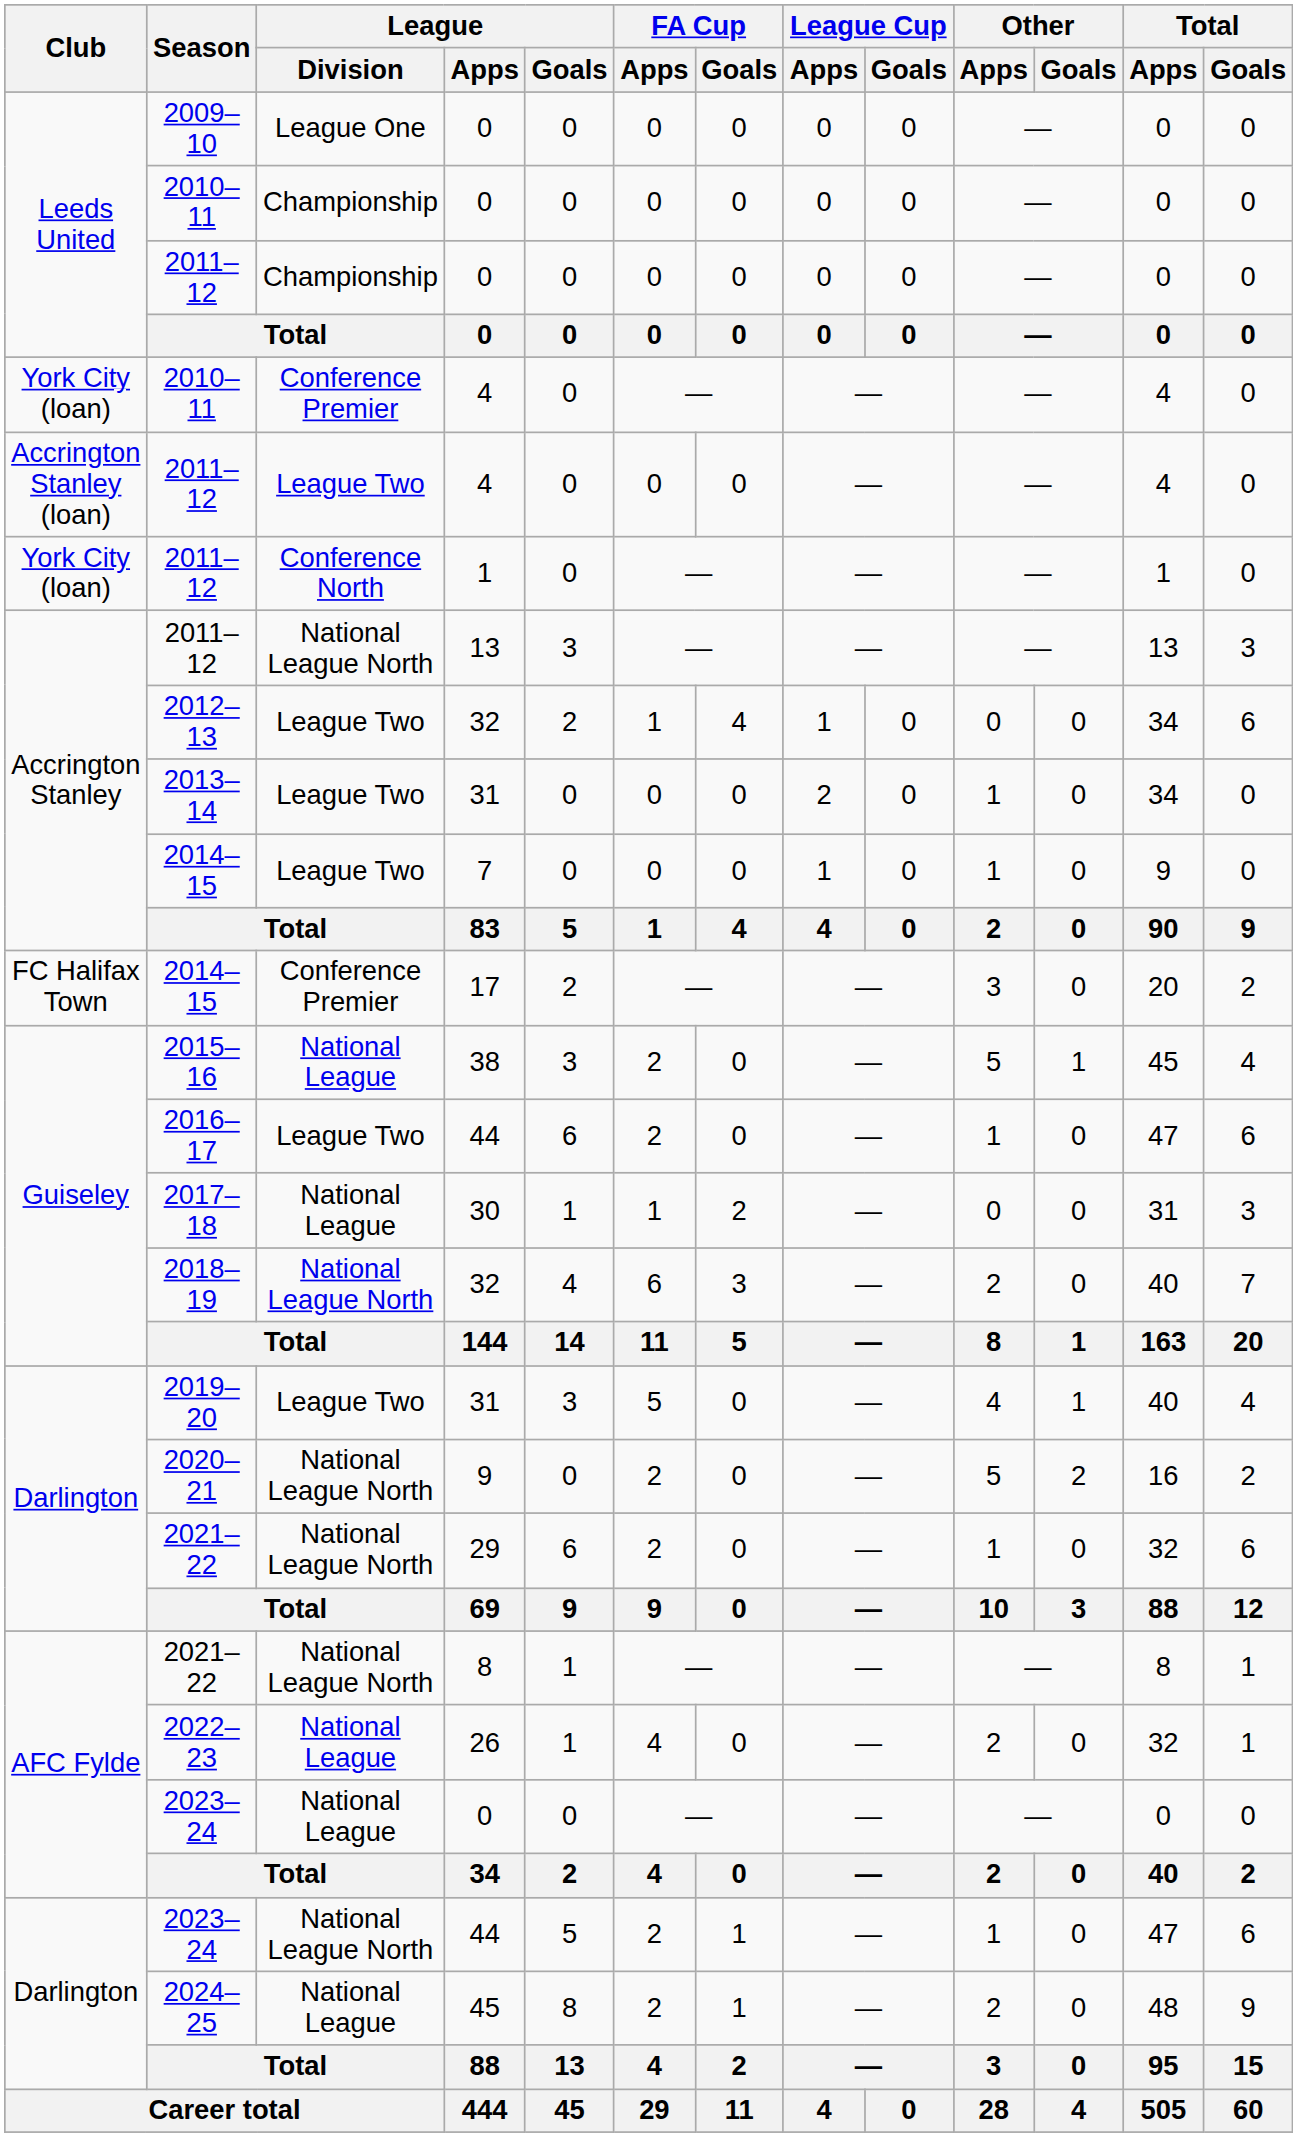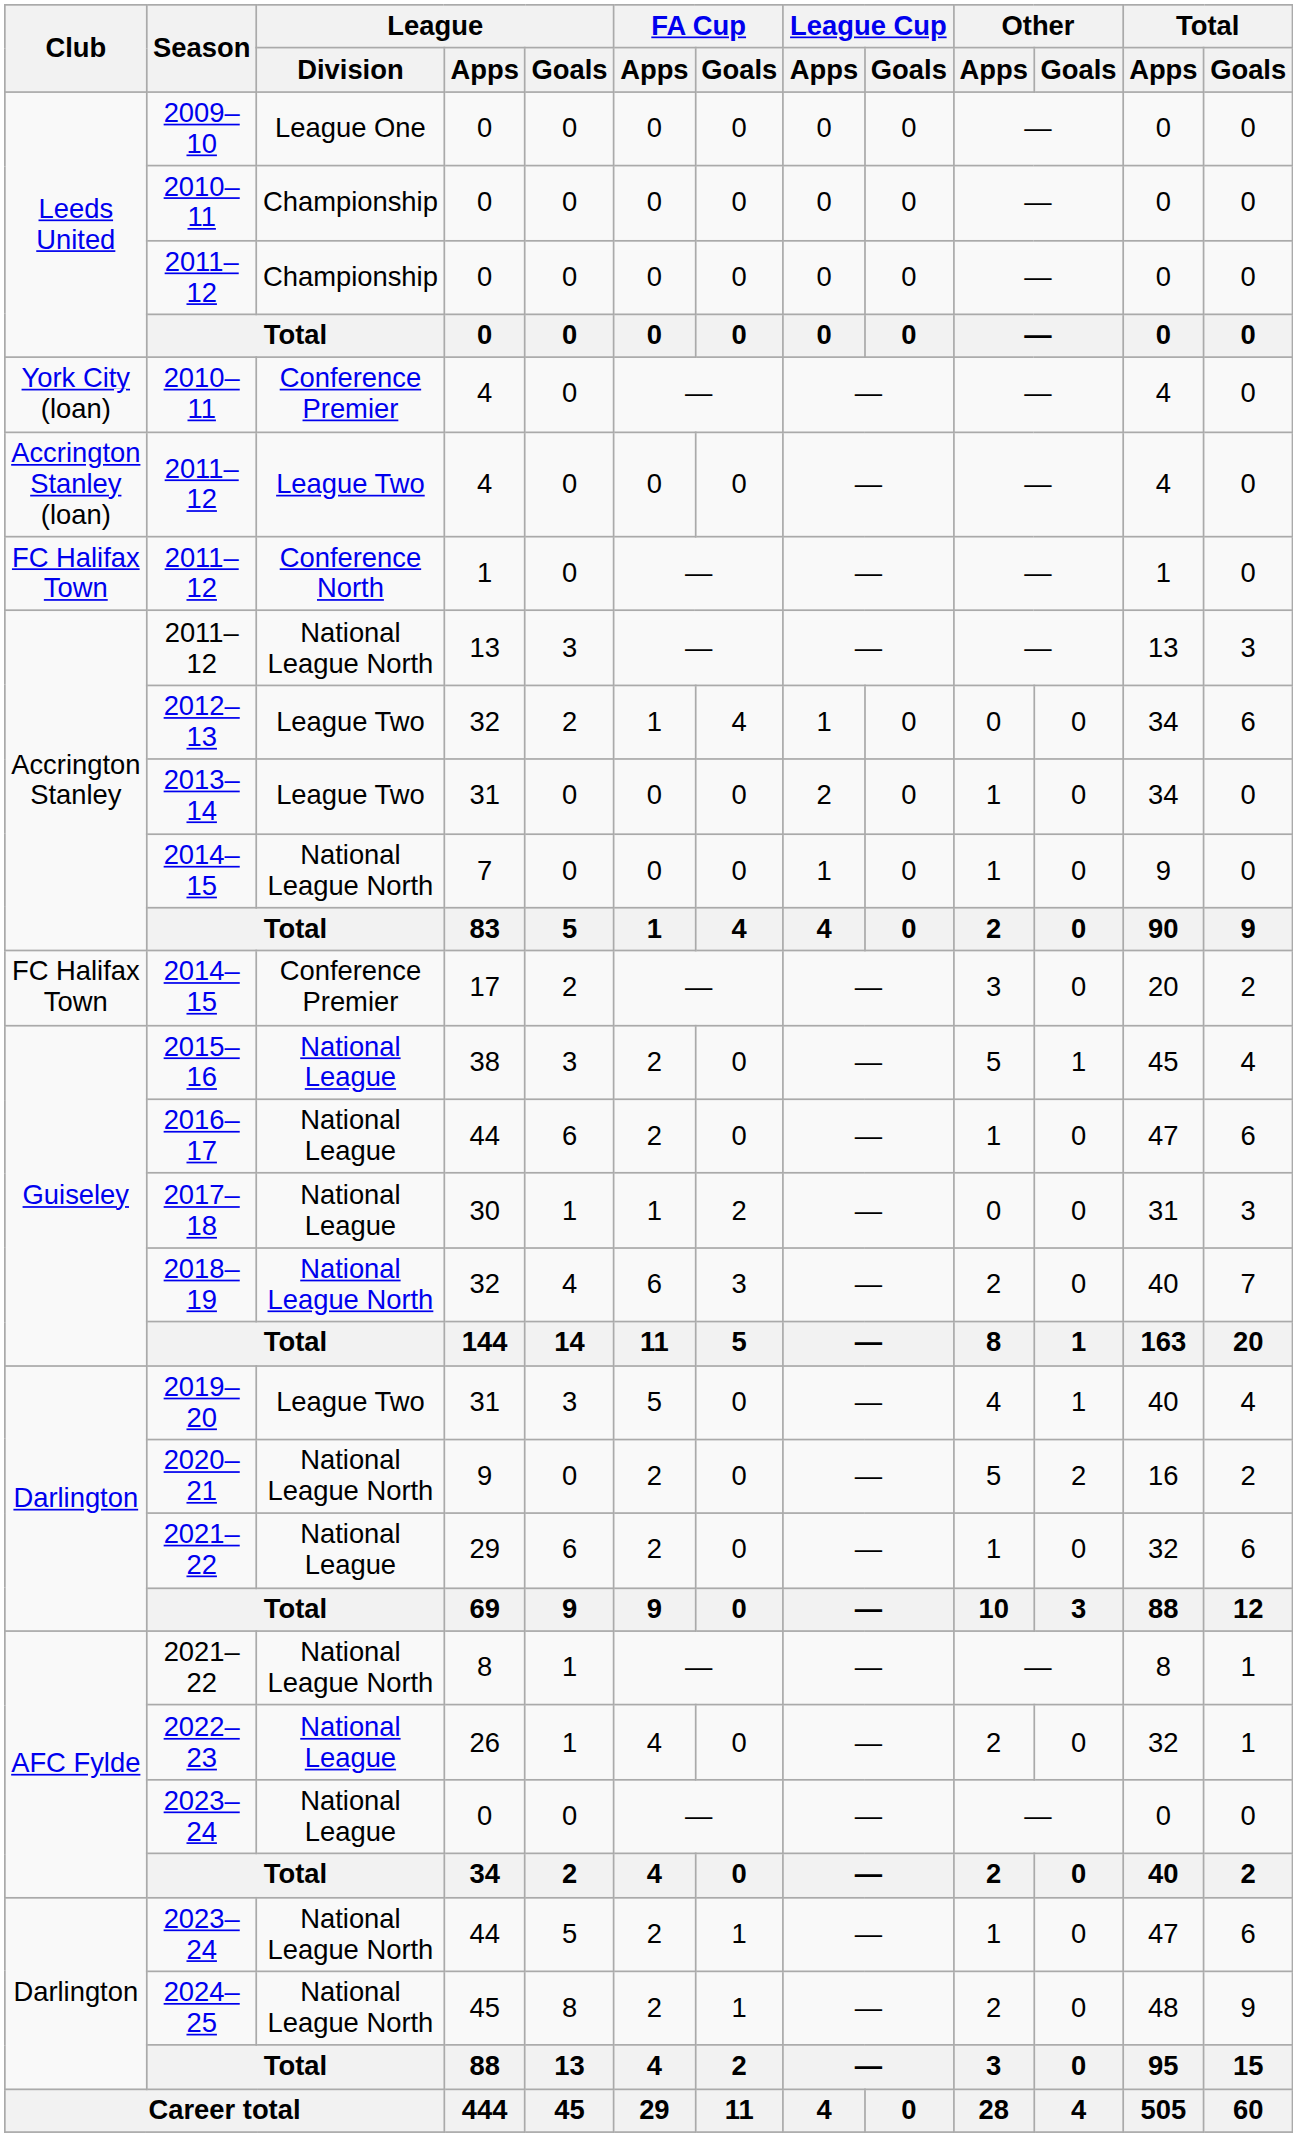(76, 573) York City (loan) -> (76, 573) FC Halifax Town
(350, 870) League Two -> (350, 870) National League North
(350, 1135) League Two -> (350, 1135) National League
(350, 1550) National League North -> (350, 1550) National League
(350, 2007) National League -> (350, 2007) National League North
